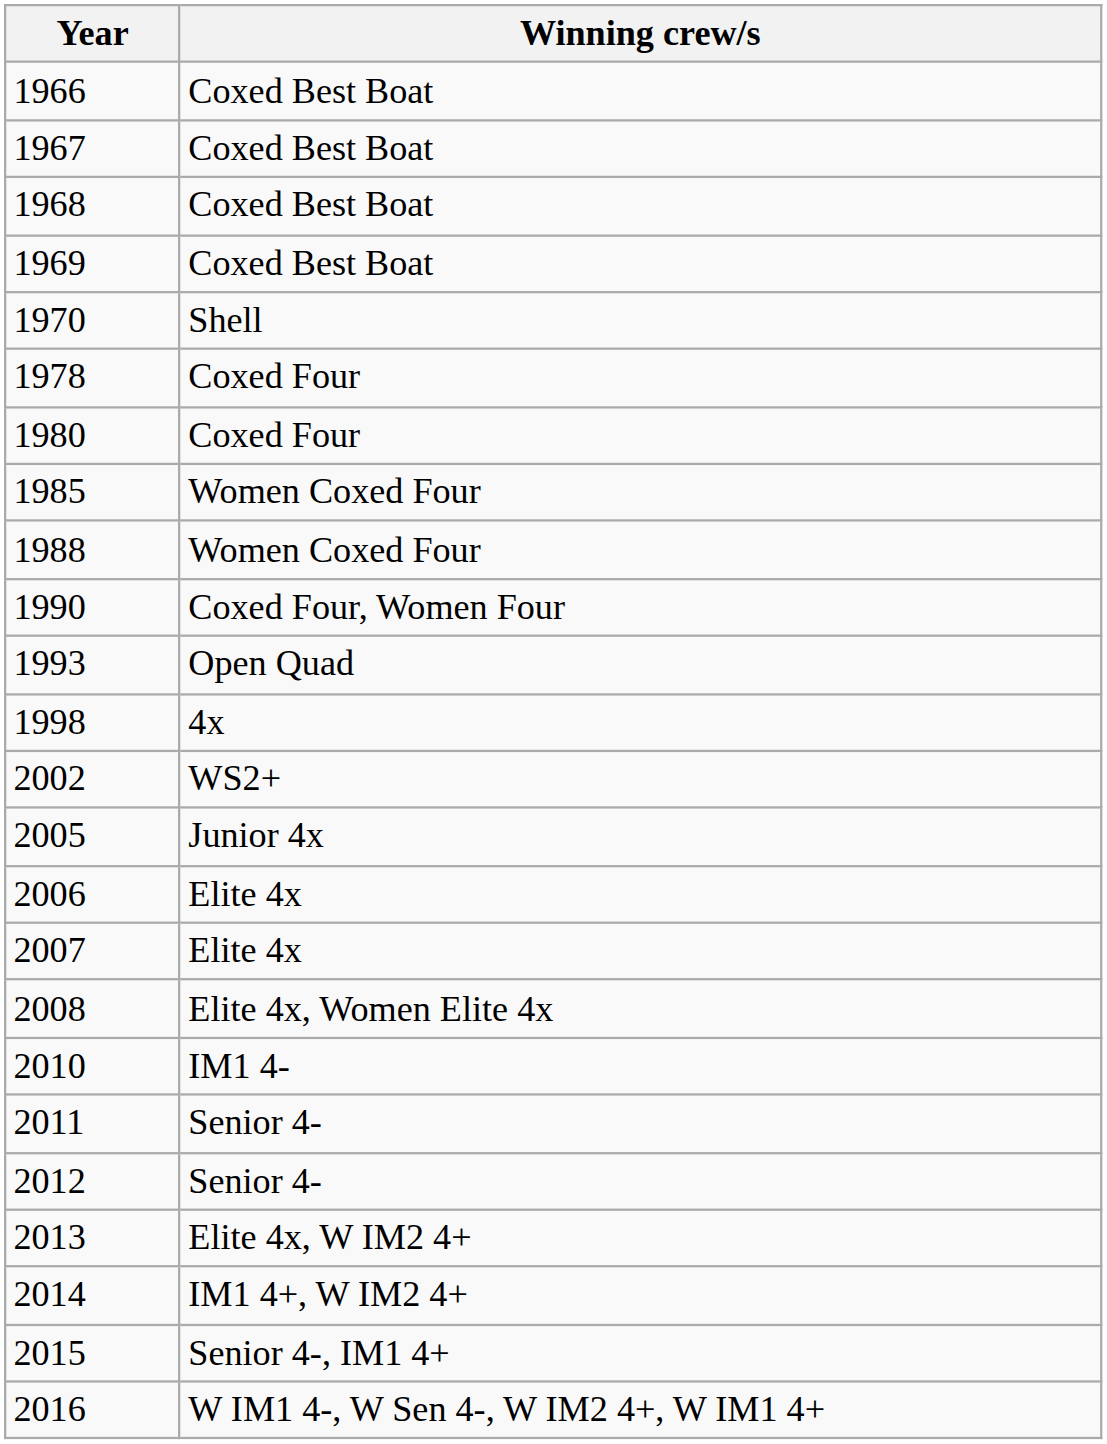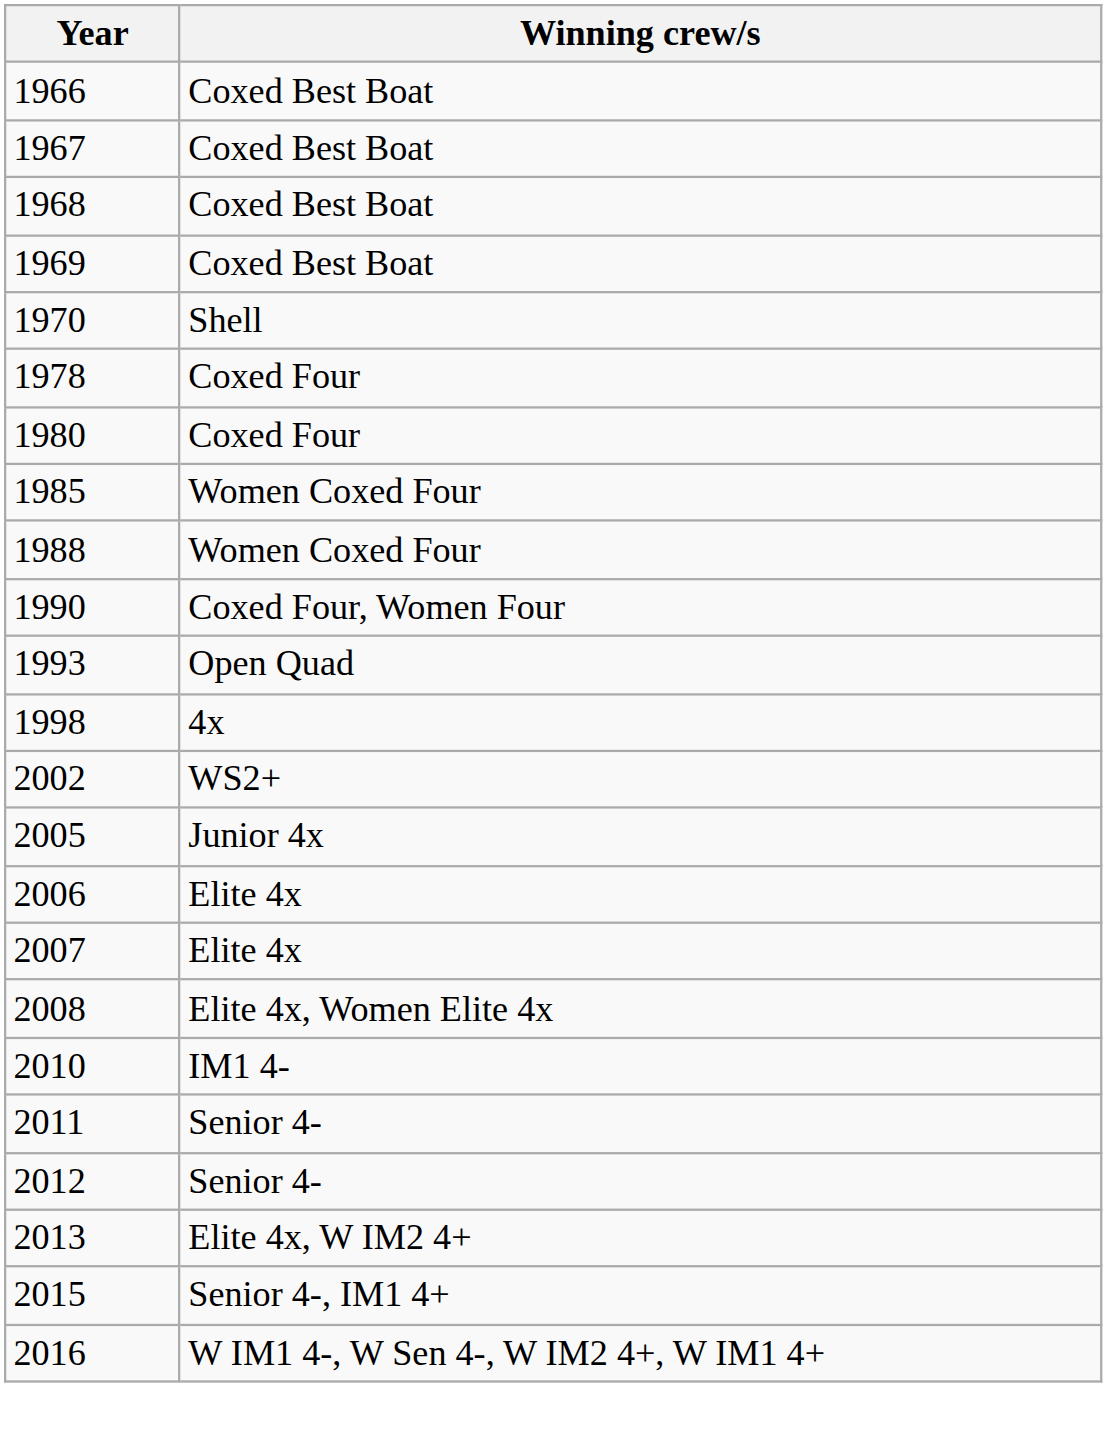- row: (50, 1294)
